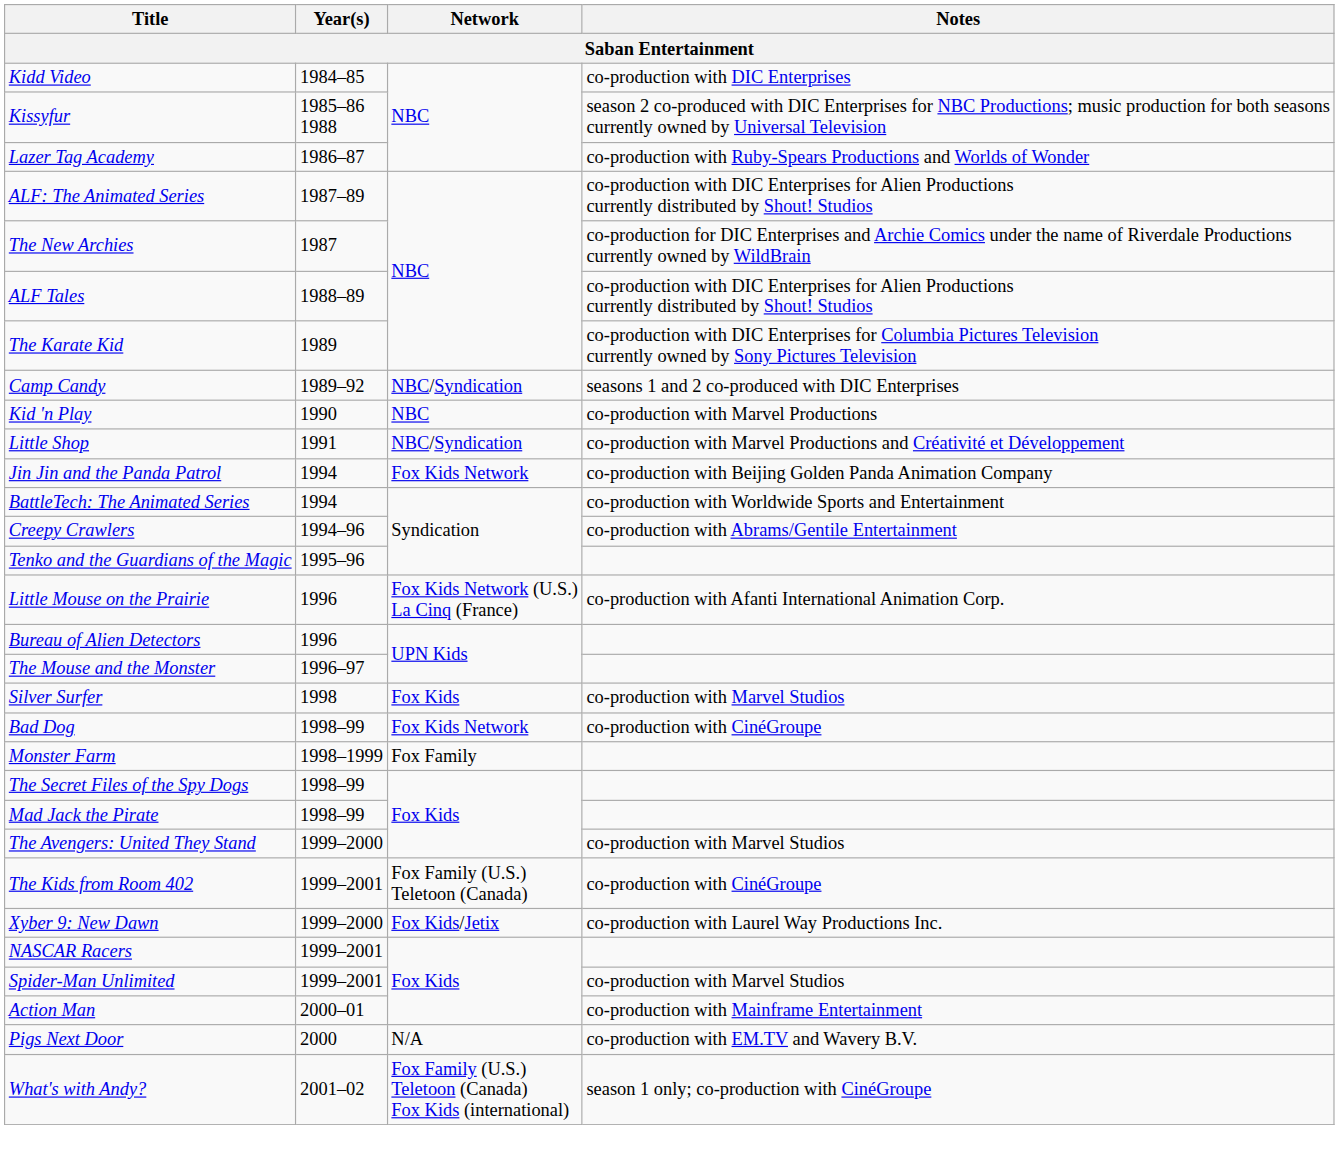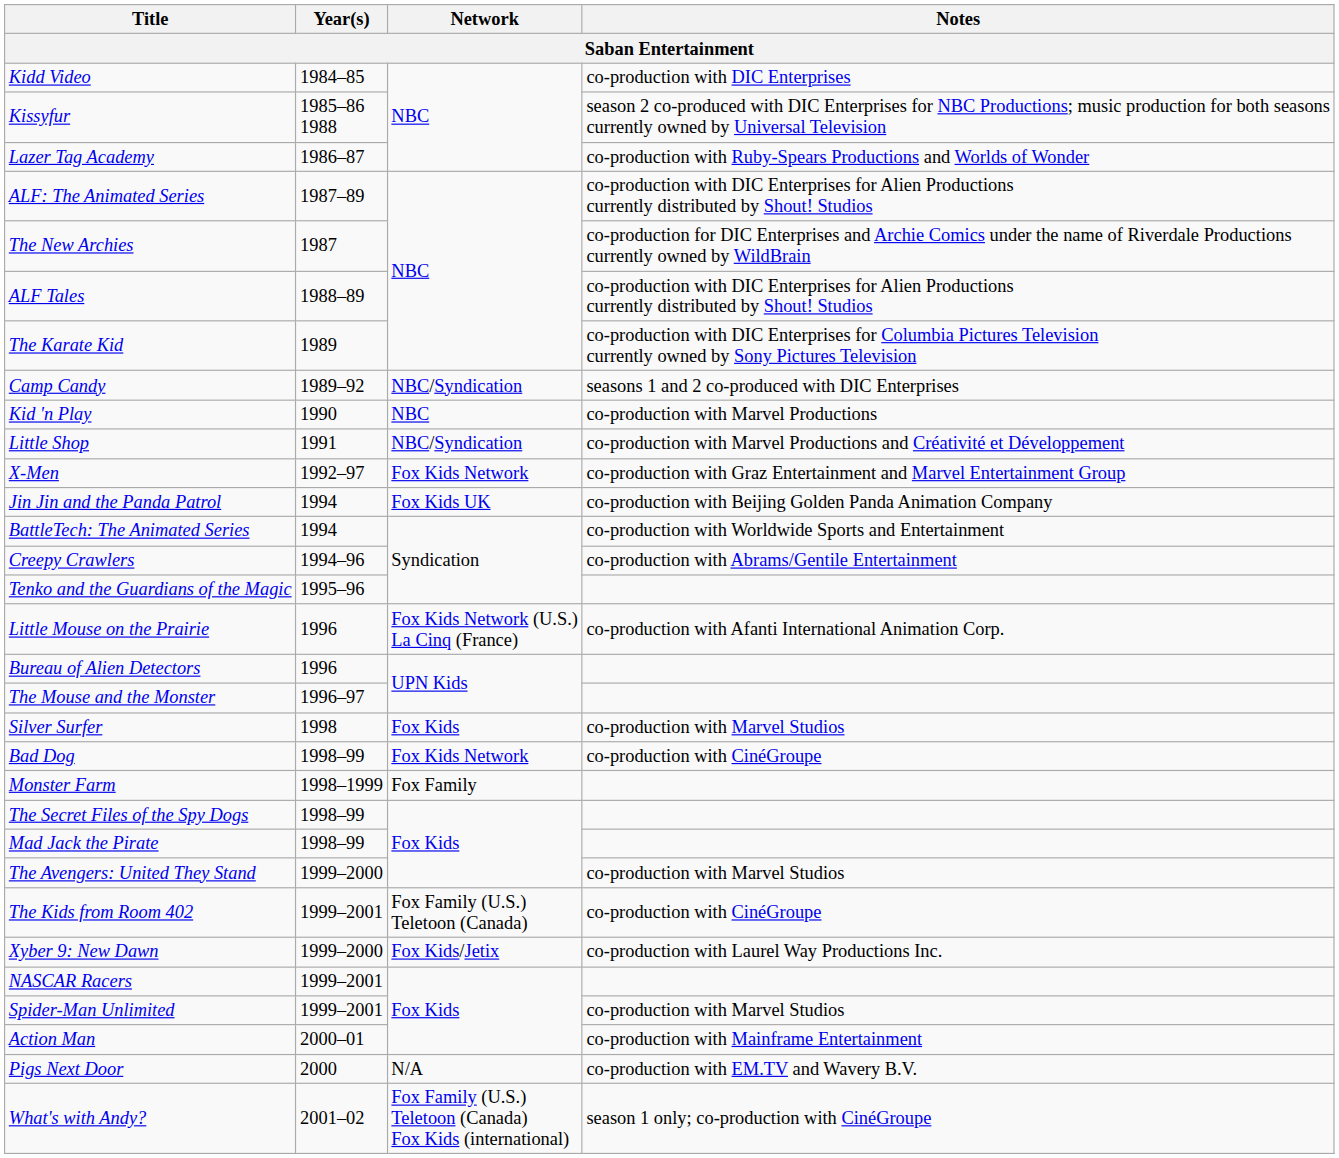+ row: (34, 472)
(460, 472) Fox Kids Network -> (441, 501) Fox Kids UK
